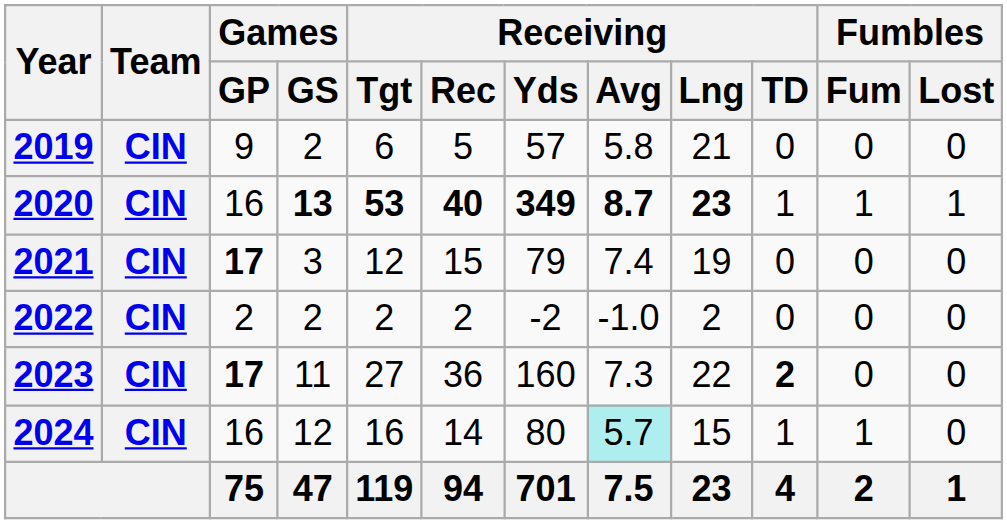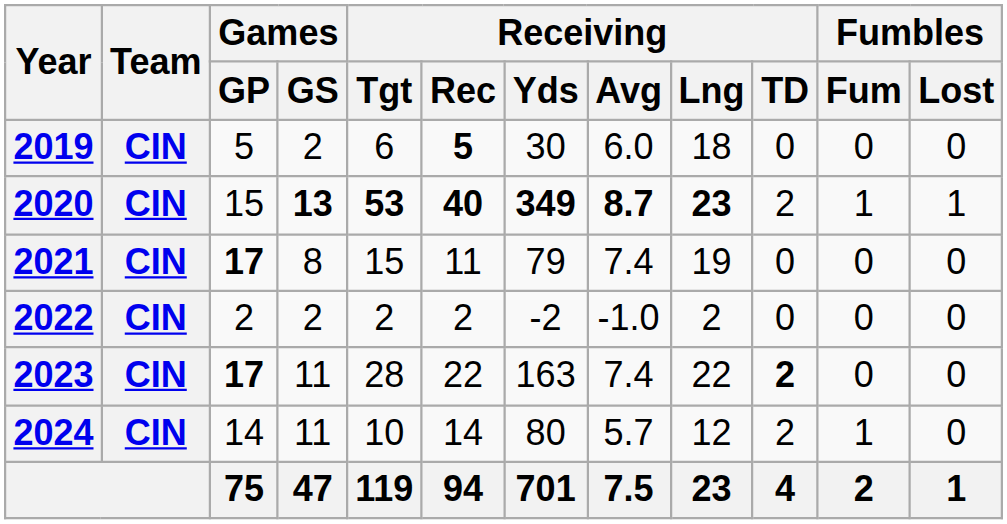(244, 147) 9 -> (244, 147) 5
(463, 147) normal -> (463, 147) bold
(546, 147) 57 -> (546, 147) 30
(629, 147) 5.8 -> (629, 147) 6.0
(712, 147) 21 -> (712, 147) 18
(244, 204) 16 -> (244, 204) 15
(785, 204) 1 -> (785, 204) 2
(313, 261) 3 -> (313, 261) 8
(384, 261) 12 -> (384, 261) 15
(463, 261) 15 -> (463, 261) 11
(384, 375) 27 -> (384, 375) 28
(463, 375) 36 -> (463, 375) 22
(546, 375) 160 -> (546, 375) 163
(629, 375) 7.3 -> (629, 375) 7.4
(244, 432) 16 -> (244, 432) 14
(313, 432) 12 -> (313, 432) 11
(384, 432) 16 -> (384, 432) 10
(629, 432) paleturquoise background -> (629, 432) no background
(712, 432) 15 -> (712, 432) 12
(785, 432) 1 -> (785, 432) 2
